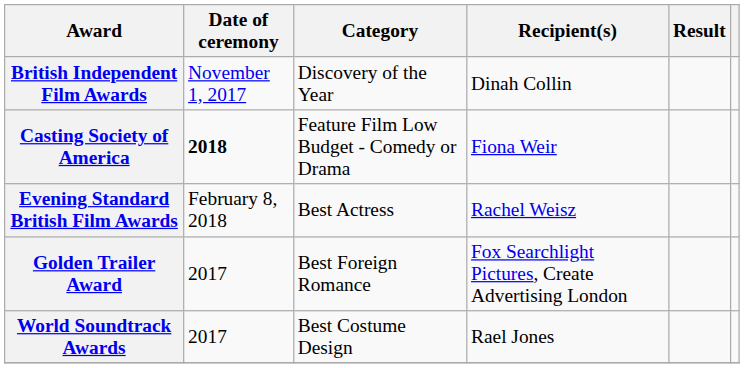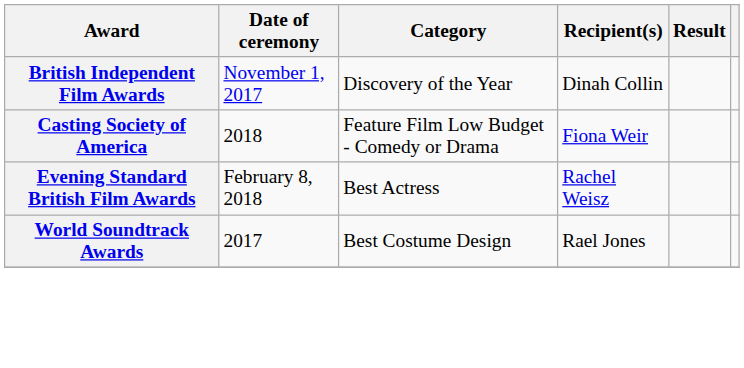(207, 146) bold -> (243, 135) normal
- row: (94, 273)
